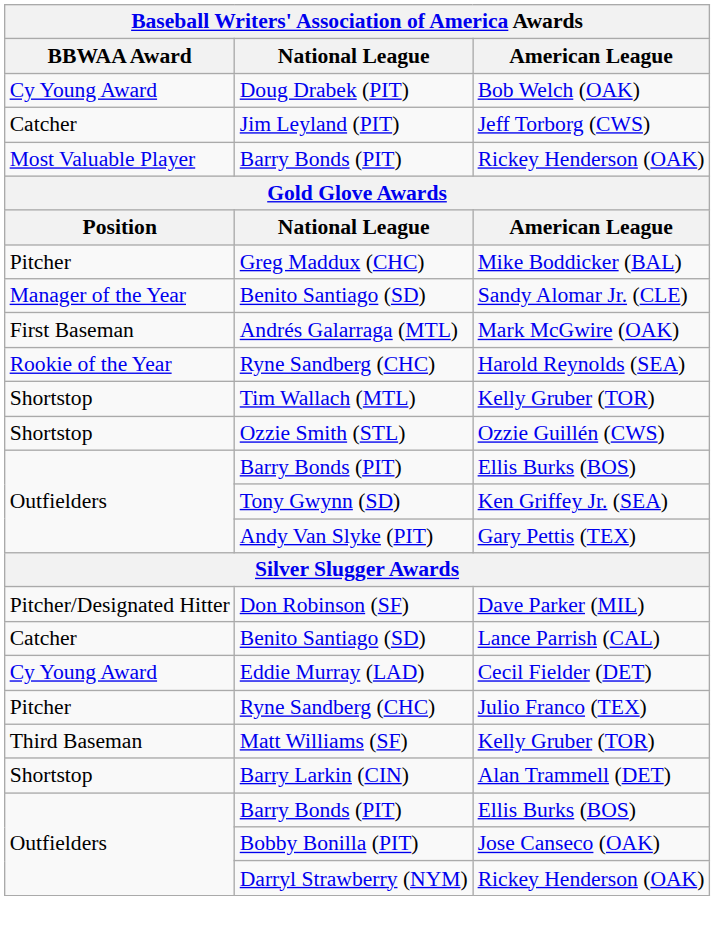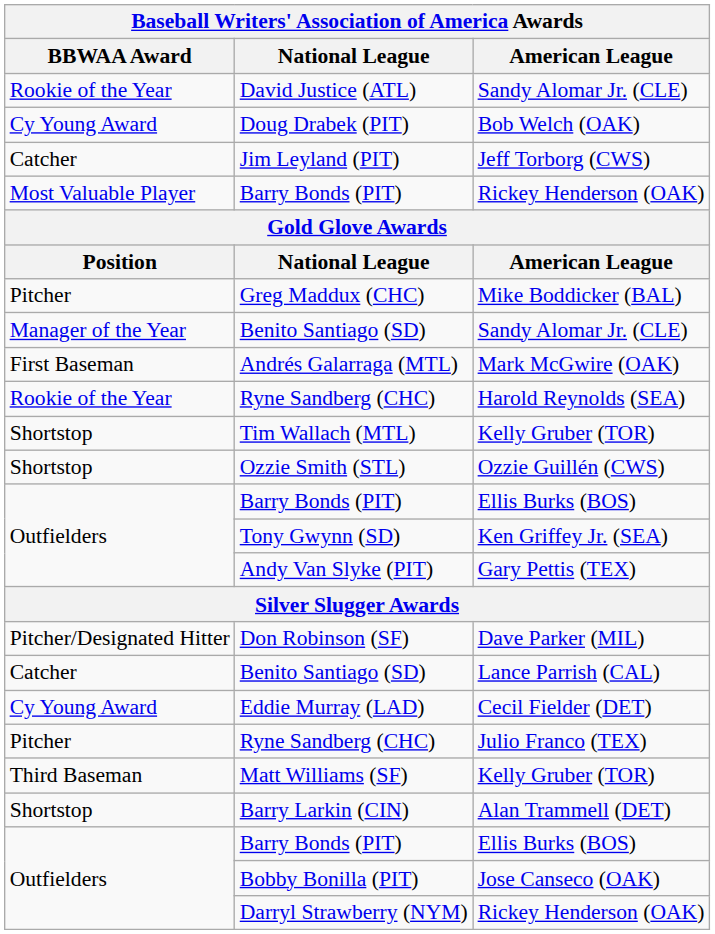+ row: (328, 90)
